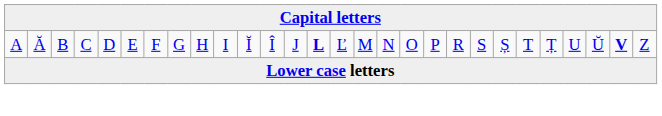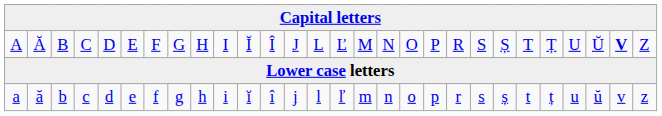(319, 44) bold -> (319, 44) normal
+ row: (16, 96)
